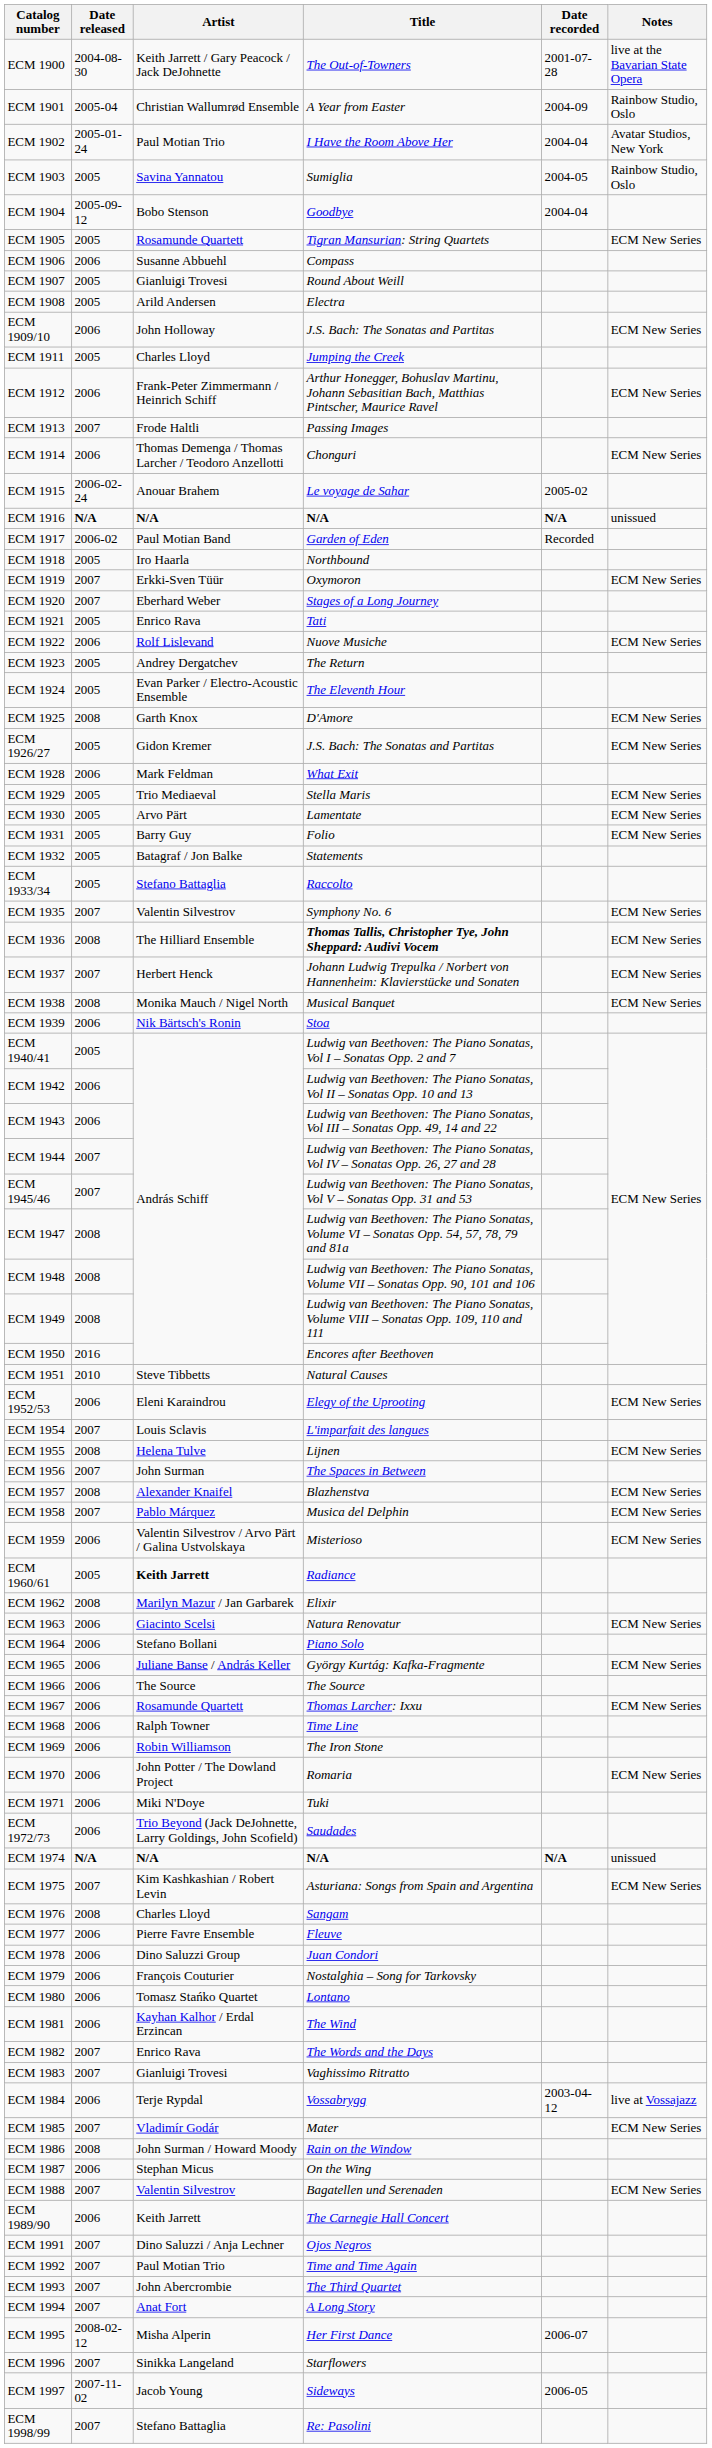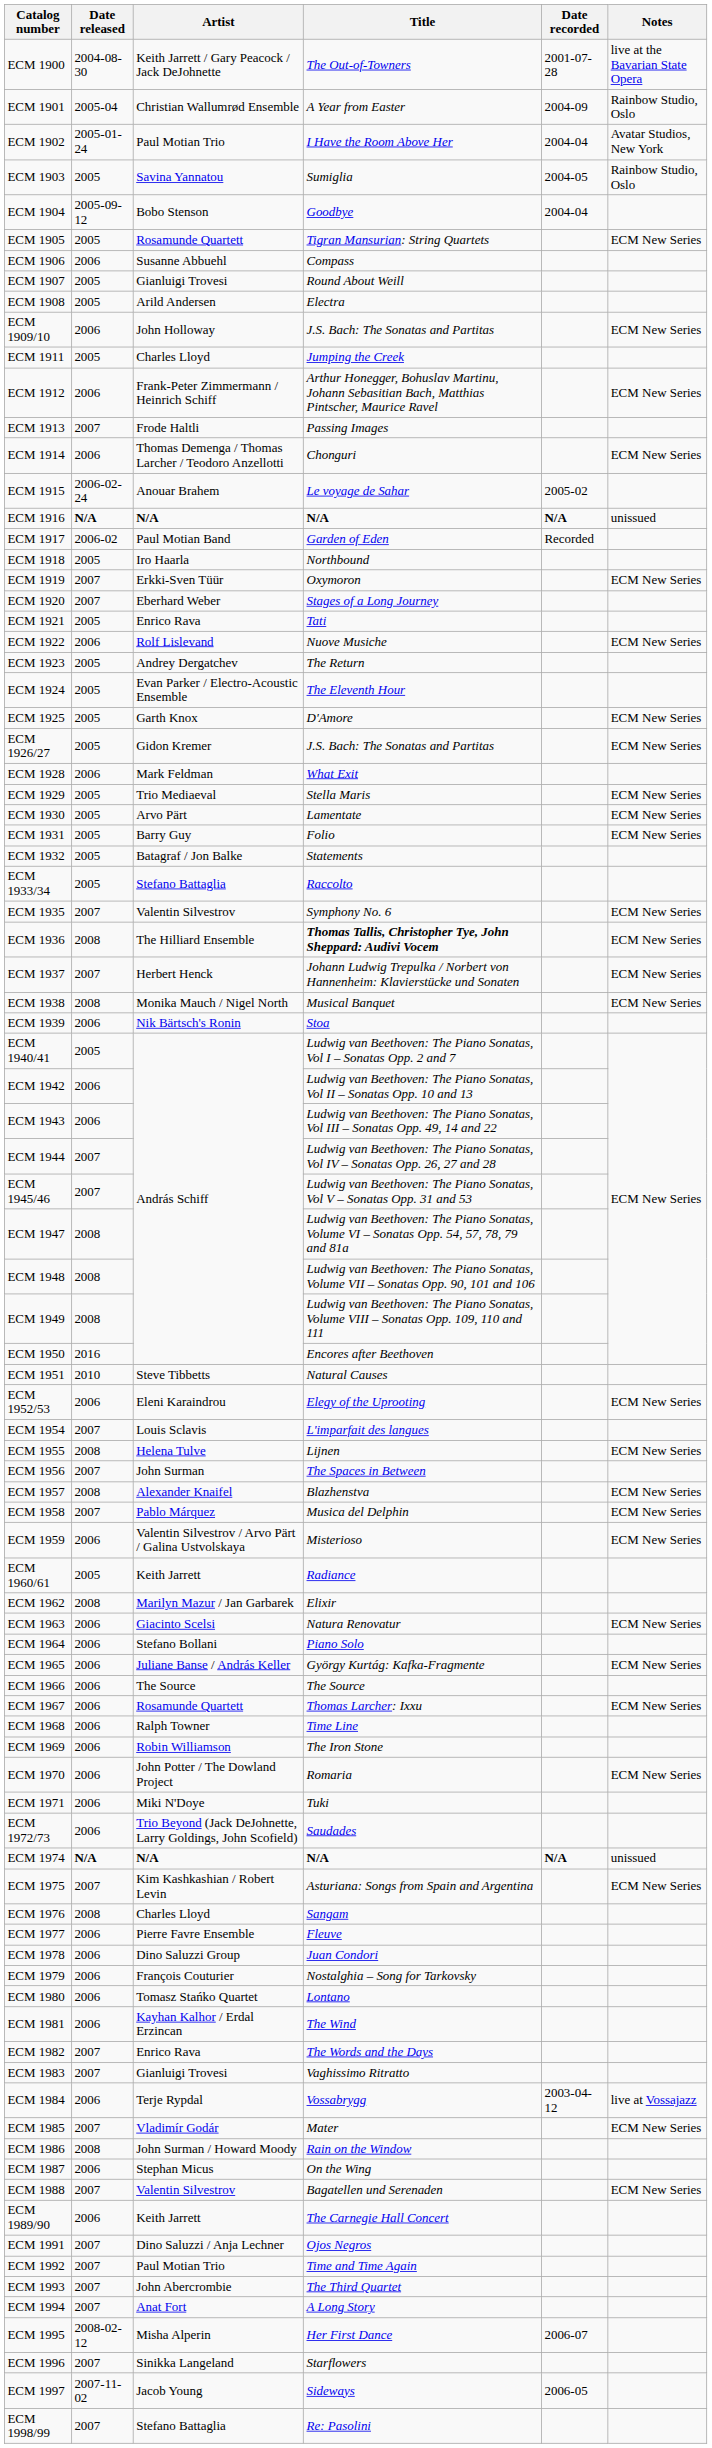(87, 718) 2008 -> (87, 718) 2005
(173, 1575) bold -> (168, 1575) normal
